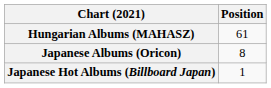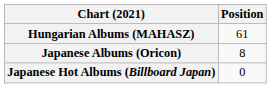(242, 72) 1 -> (242, 72) 0
